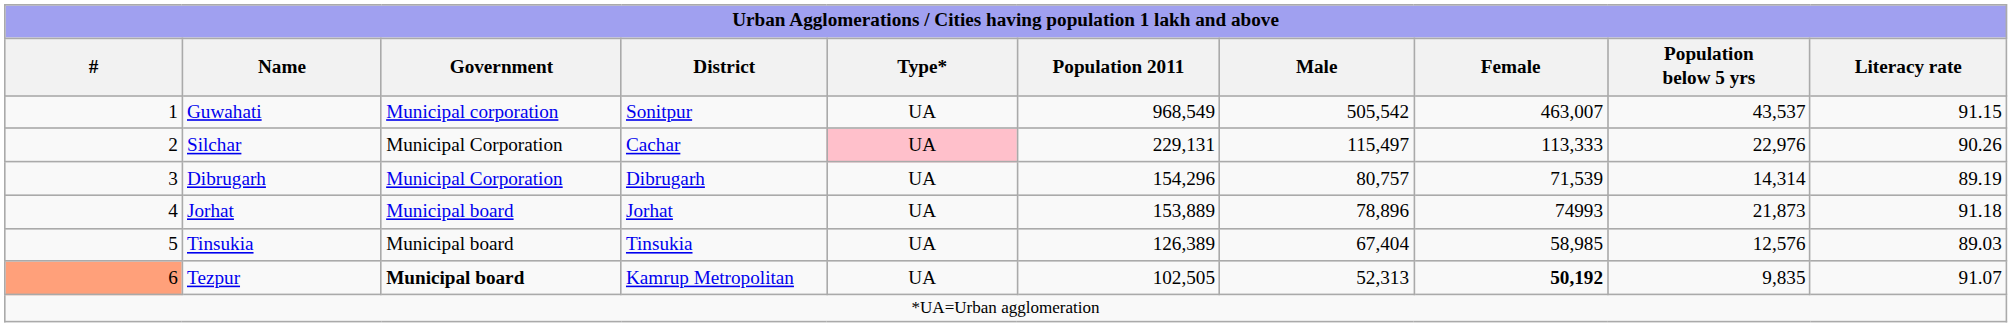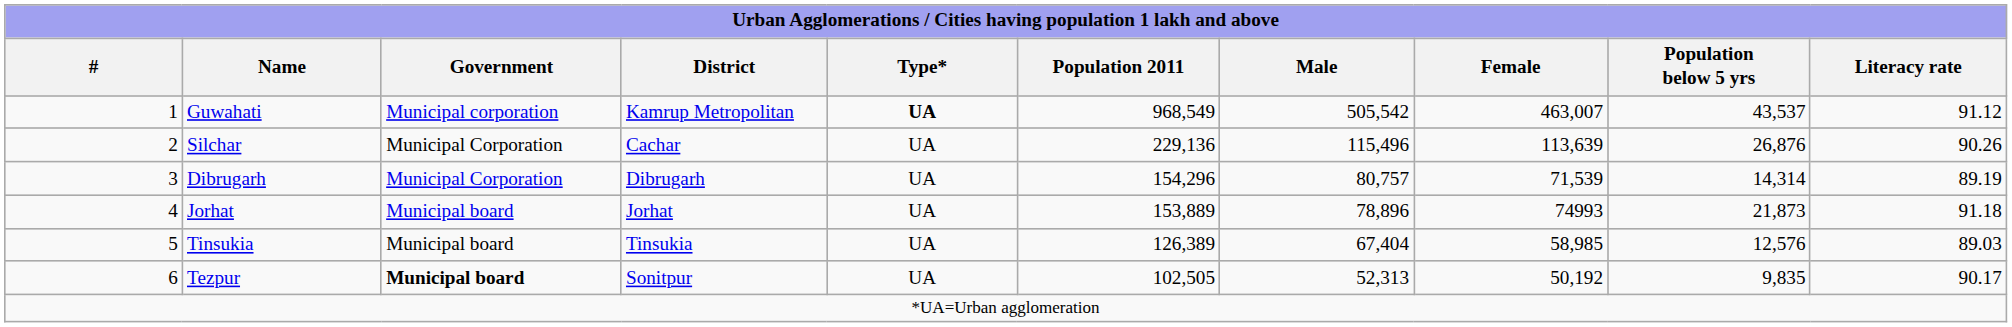(659, 111) Sonitpur -> (710, 111) Kamrup Metropolitan
(922, 111) normal -> (922, 111) bold
(1980, 111) 91.15 -> (1980, 111) 91.12
(922, 144) pink background -> (922, 144) no background
(1184, 144) 229,131 -> (1184, 144) 229,136
(1378, 144) 115,497 -> (1378, 144) 115,496
(1572, 144) 113,333 -> (1572, 144) 113,639
(1779, 144) 22,976 -> (1779, 144) 26,876
(173, 277) lightsalmon background -> (173, 277) no background
(710, 277) Kamrup Metropolitan -> (659, 277) Sonitpur
(1577, 277) bold -> (1577, 277) normal
(1980, 277) 91.07 -> (1980, 277) 90.17
